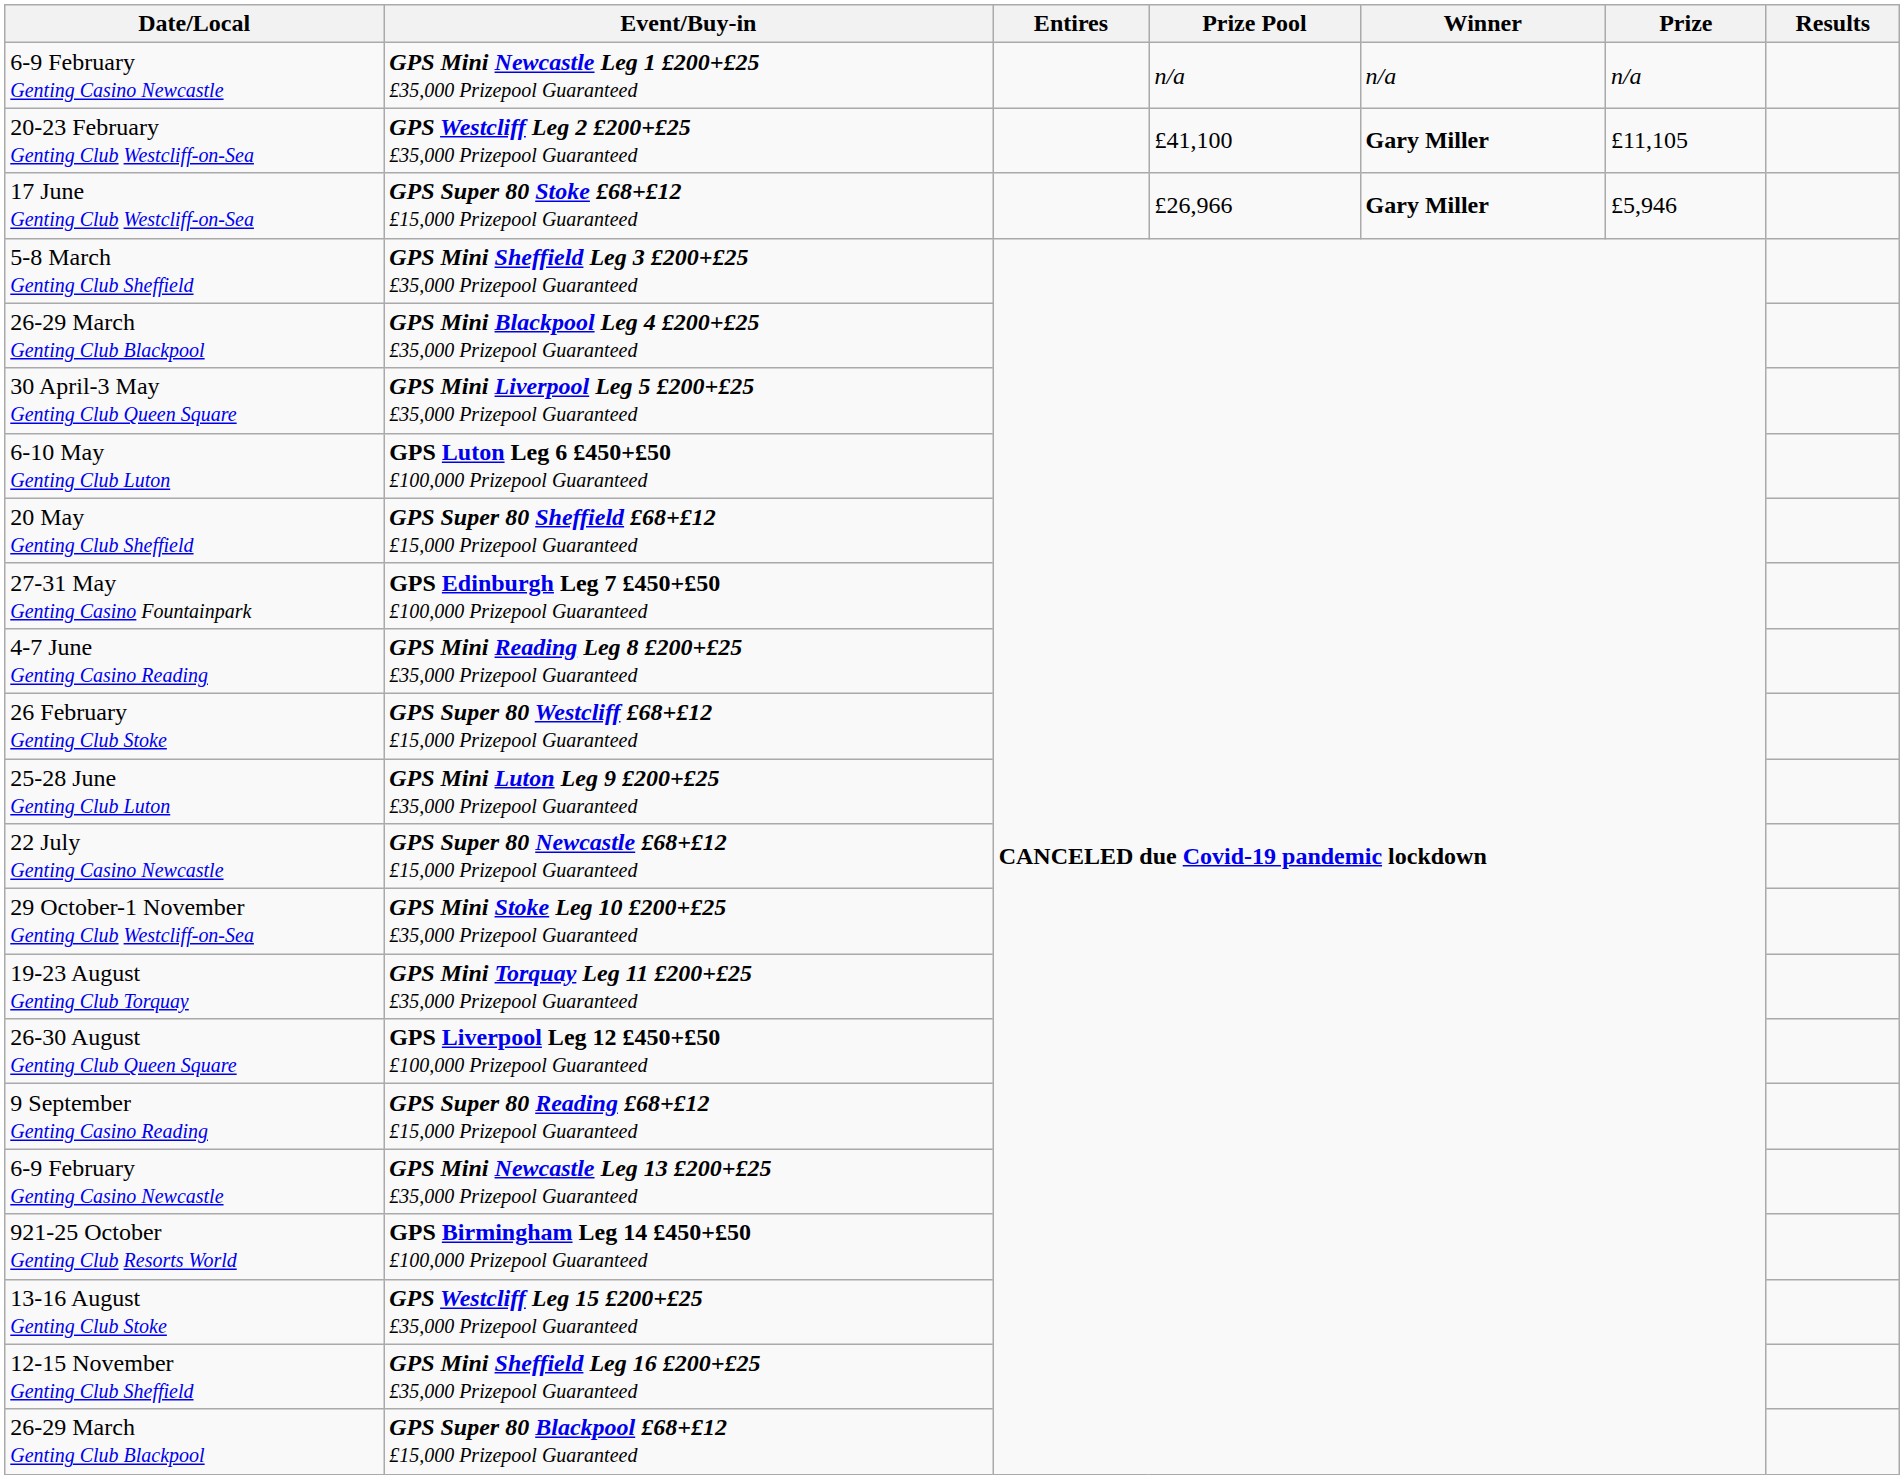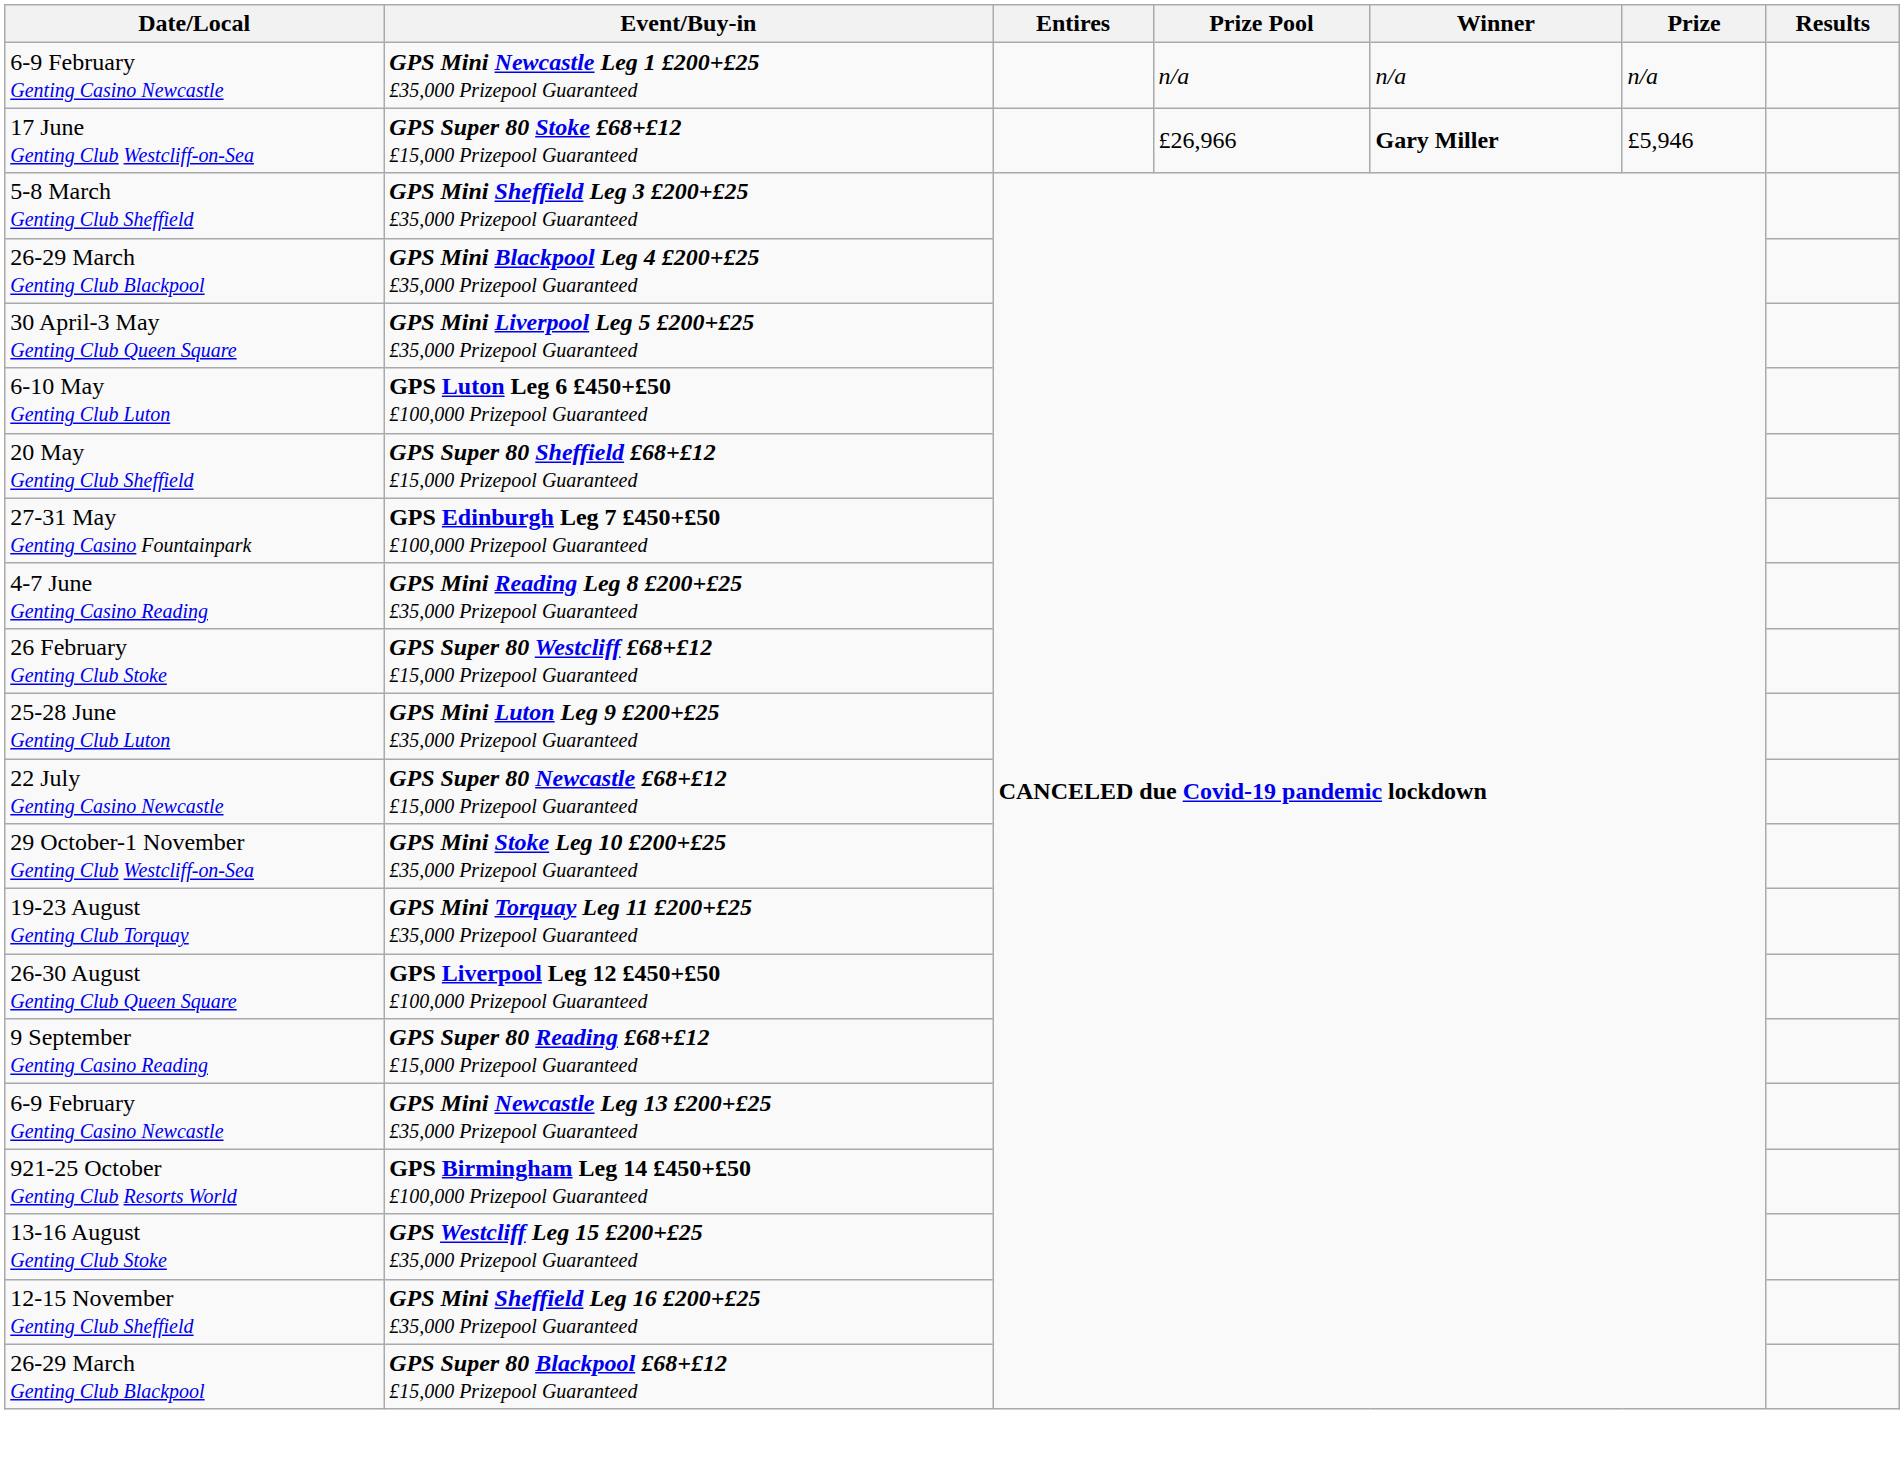- row: (540, 140)
